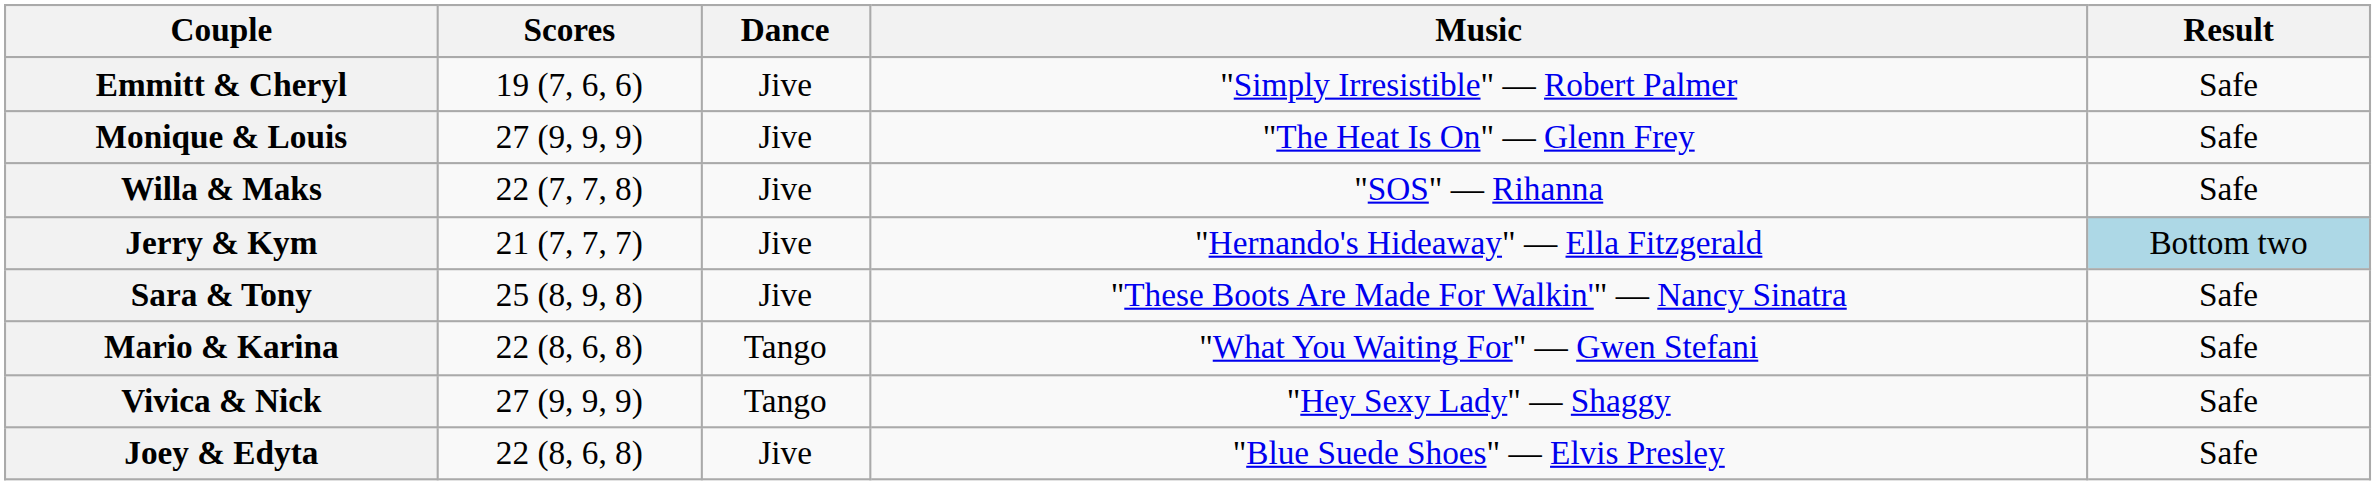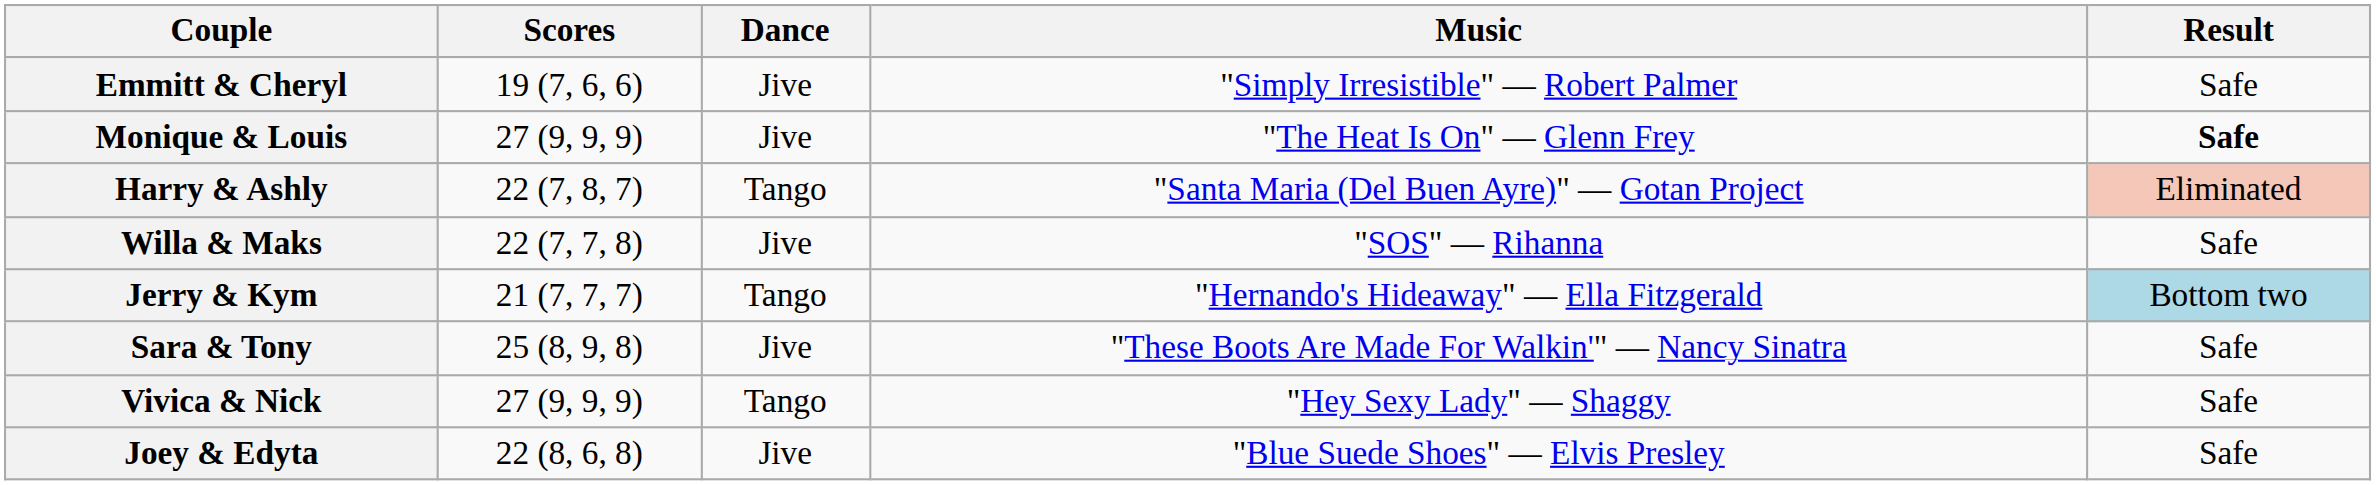(2228, 136) normal -> (2228, 136) bold
+ row: (221, 189)
(785, 242) Jive -> (785, 294) Tango
- row: (221, 347)
